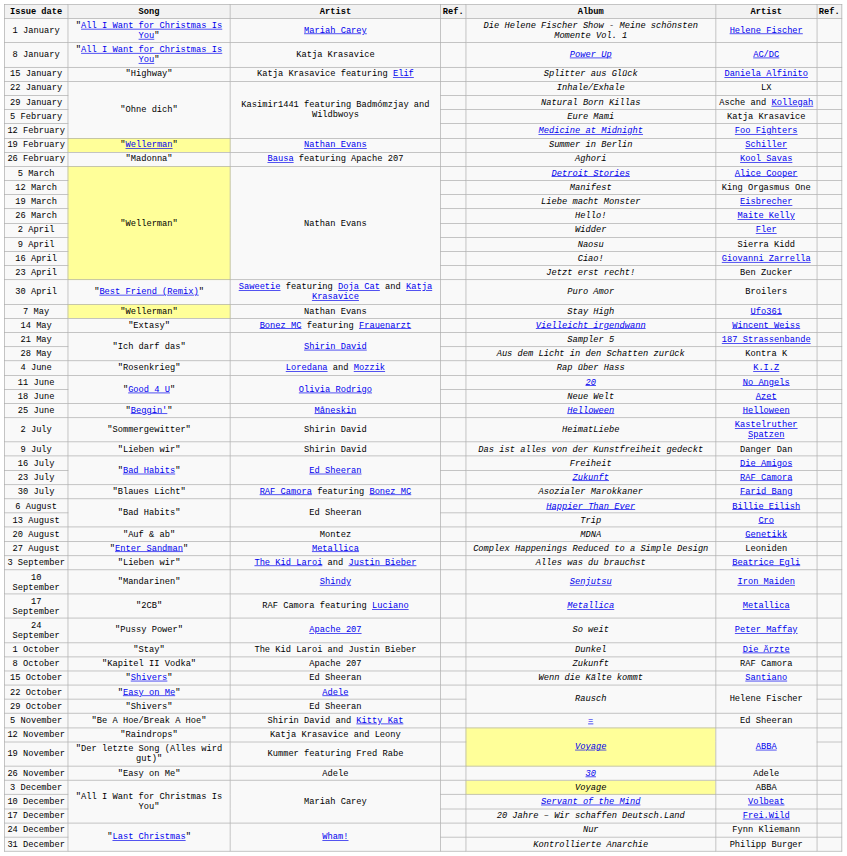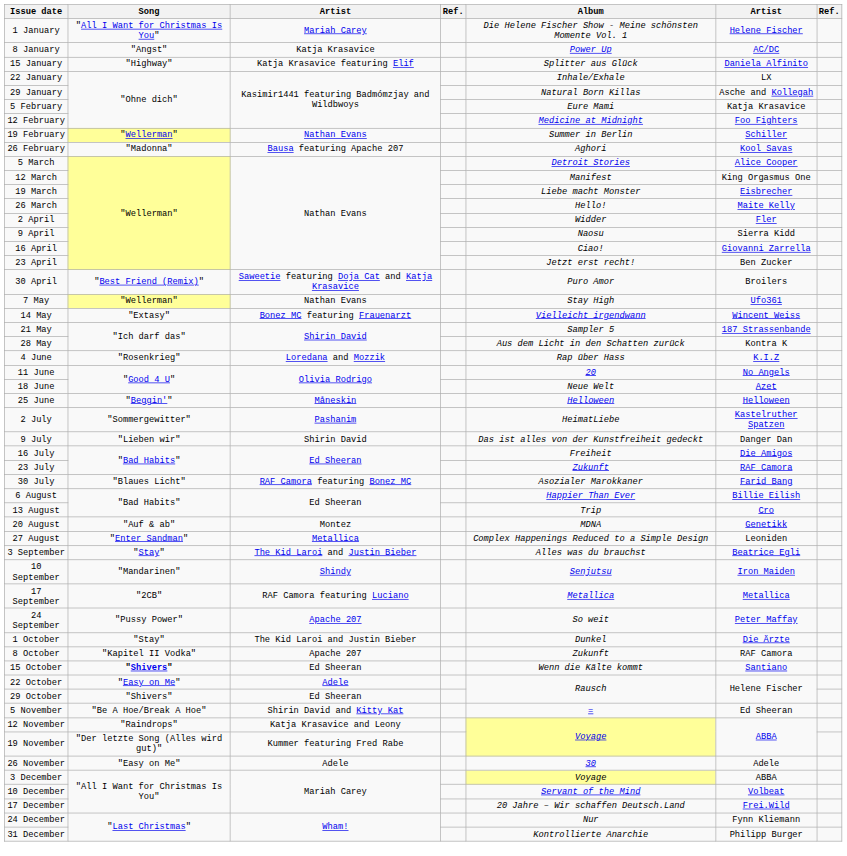(149, 55) "All I Want for Christmas Is You" -> (149, 50) "Angst"
(335, 430) Shirin David -> (335, 420) Pashanim
(149, 563) "Lieben wir" -> (149, 553) "Stay"
(149, 678) normal -> (149, 668) bold
